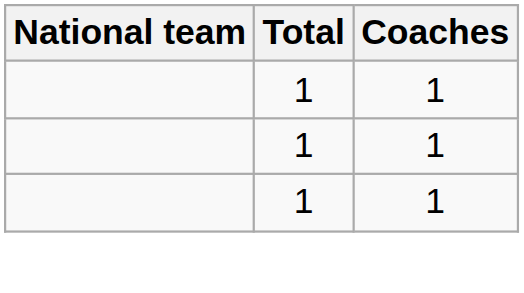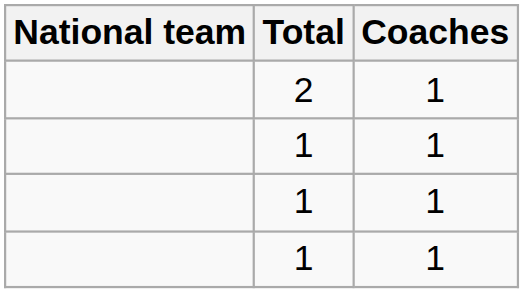+ row: (130, 90)
